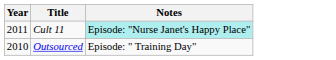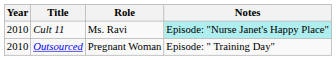+ column: (125, 13)
(17, 30) 2011 -> (18, 30) 2010
